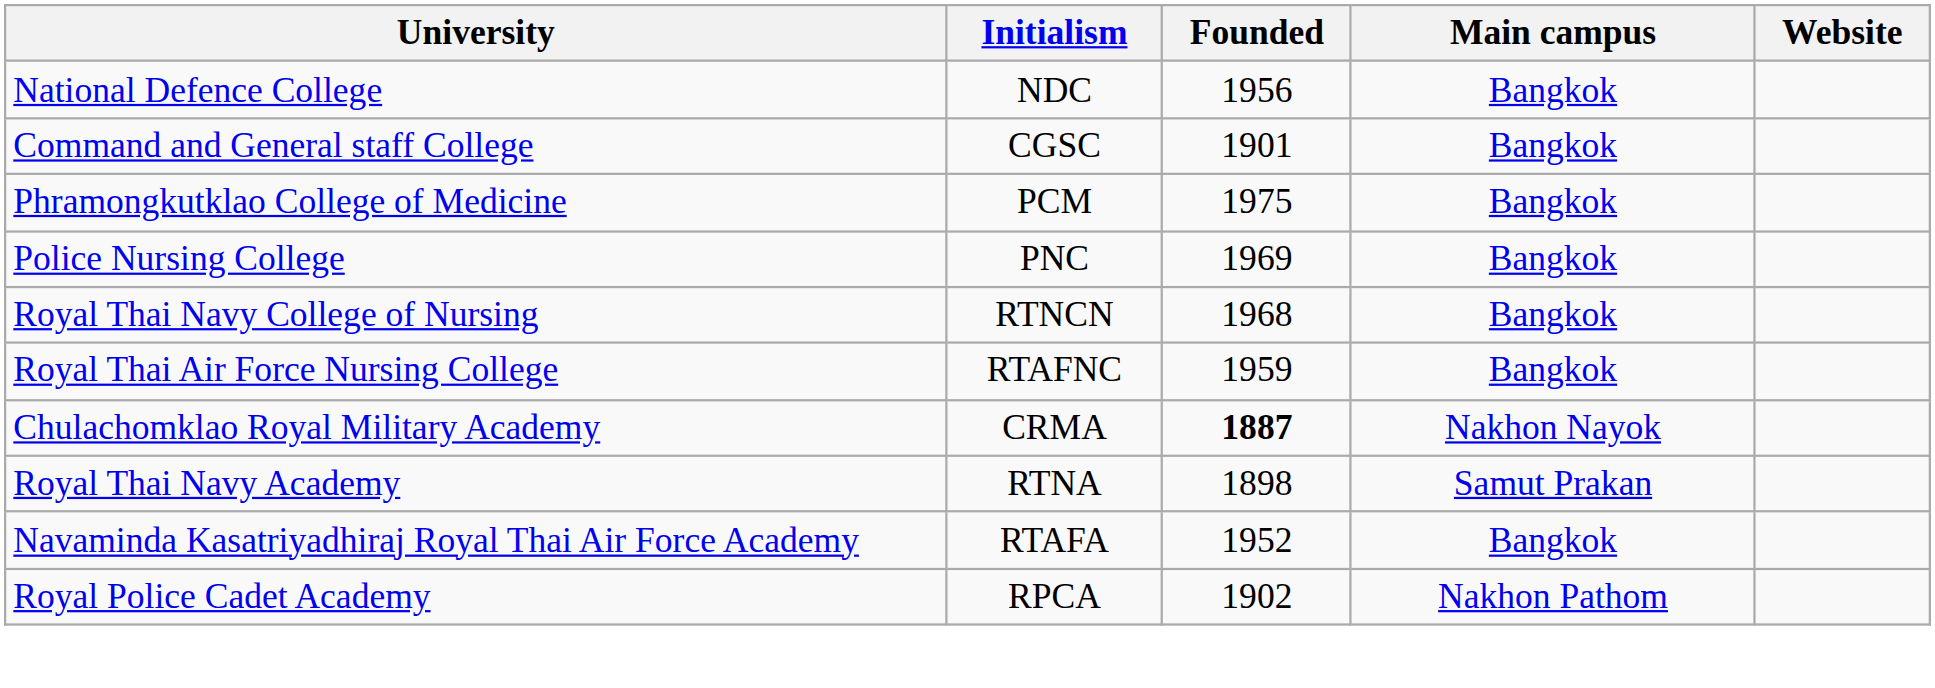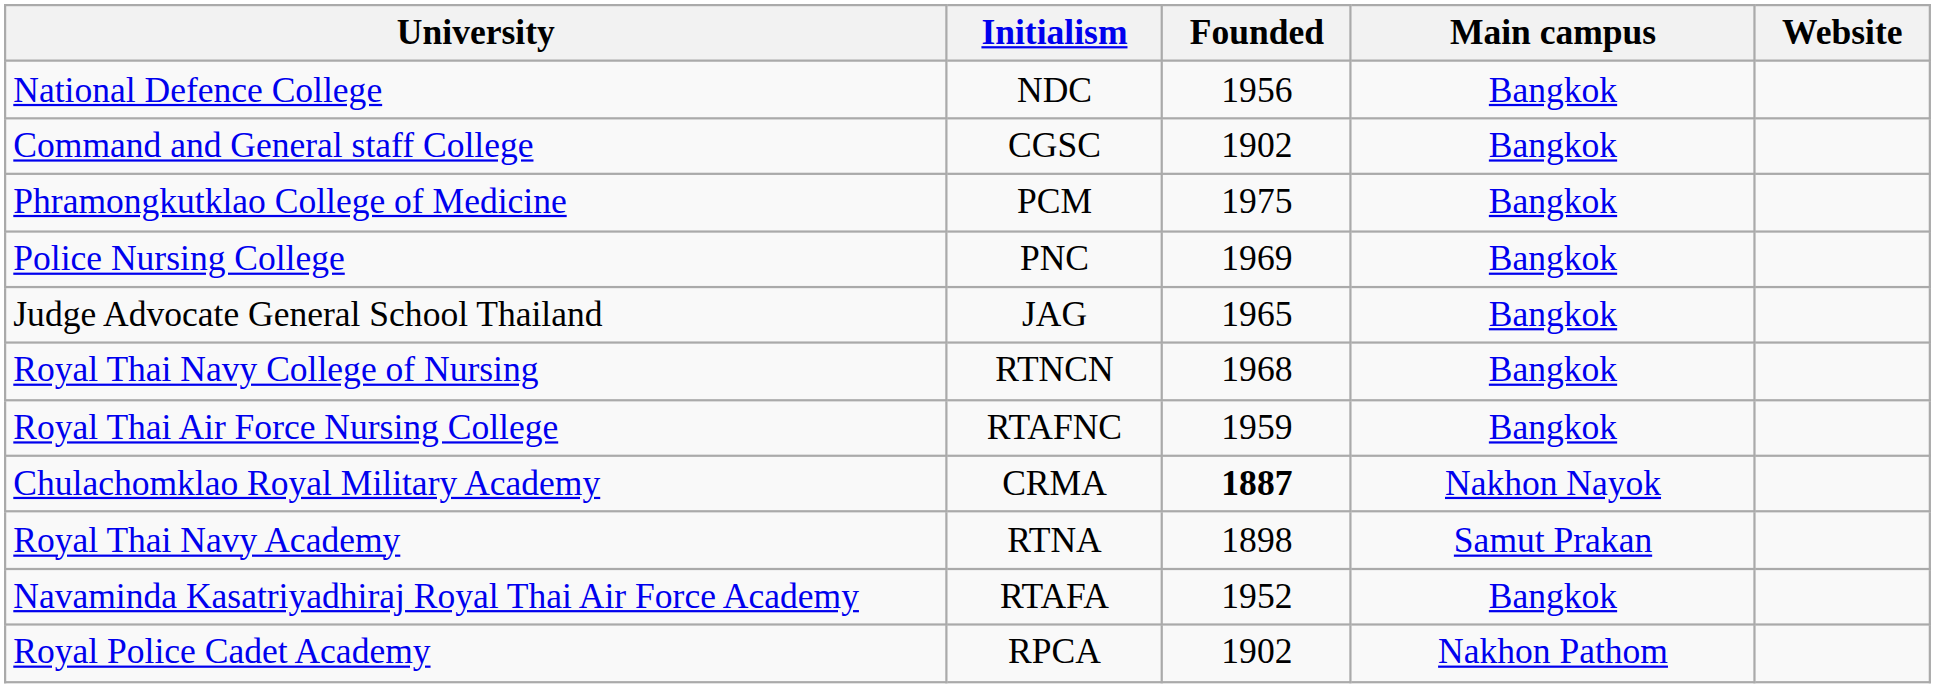(1257, 145) 1901 -> (1257, 145) 1902
+ row: (308, 314)
